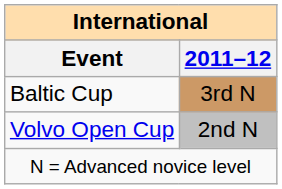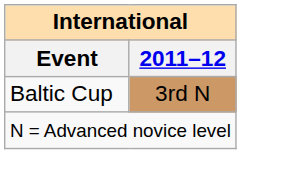- row: (92, 129)
